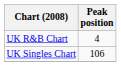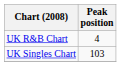(97, 54) 106 -> (97, 54) 103
